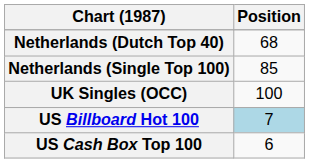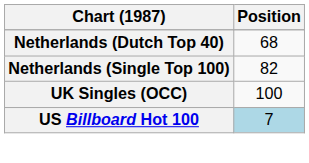(269, 68) 85 -> (269, 68) 82
- row: (119, 145)
